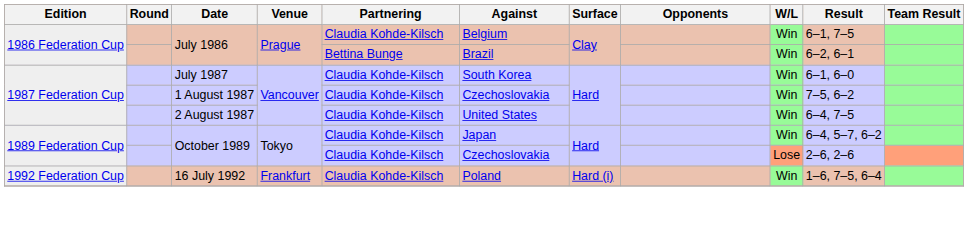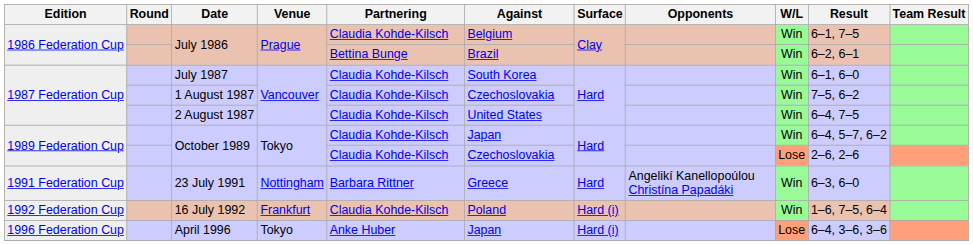+ row: (66, 182)
+ row: (66, 229)
